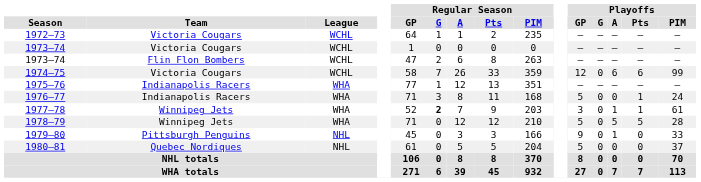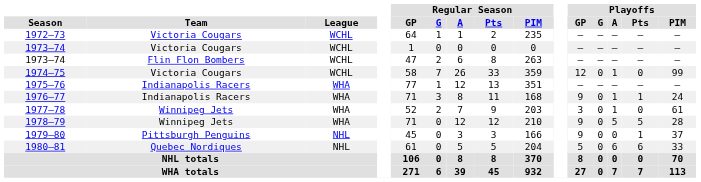(615, 72) 6 -> (615, 72) 1
(640, 72) 6 -> (640, 72) 0
(580, 97) 5 -> (580, 97) 9
(615, 97) 0 -> (615, 97) 1
(439, 109) bold -> (439, 109) normal
(640, 109) 1 -> (640, 109) 0
(580, 122) 5 -> (580, 122) 9
(615, 134) 1 -> (615, 134) 0
(640, 134) 0 -> (640, 134) 1
(677, 134) 33 -> (677, 134) 37
(615, 147) 0 -> (615, 147) 6
(640, 147) 0 -> (640, 147) 6
(677, 147) 37 -> (677, 147) 33
